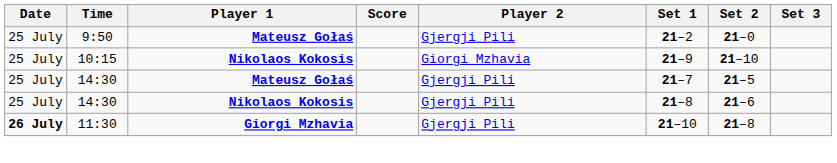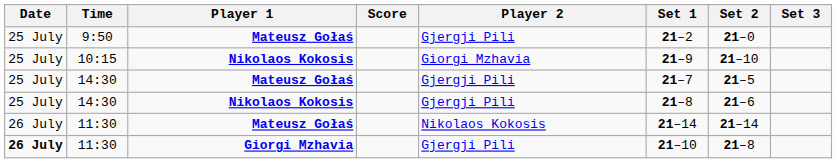+ row: (97, 124)
